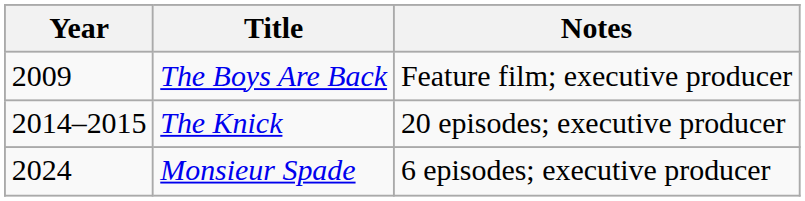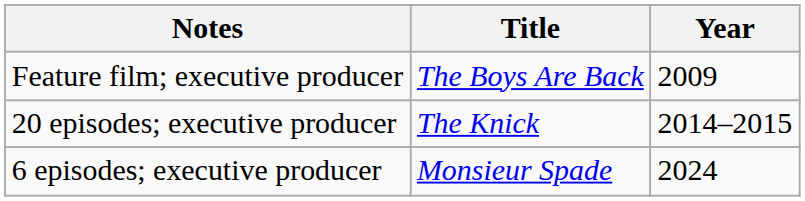columns swapped: (79, 28) <-> (597, 28)
